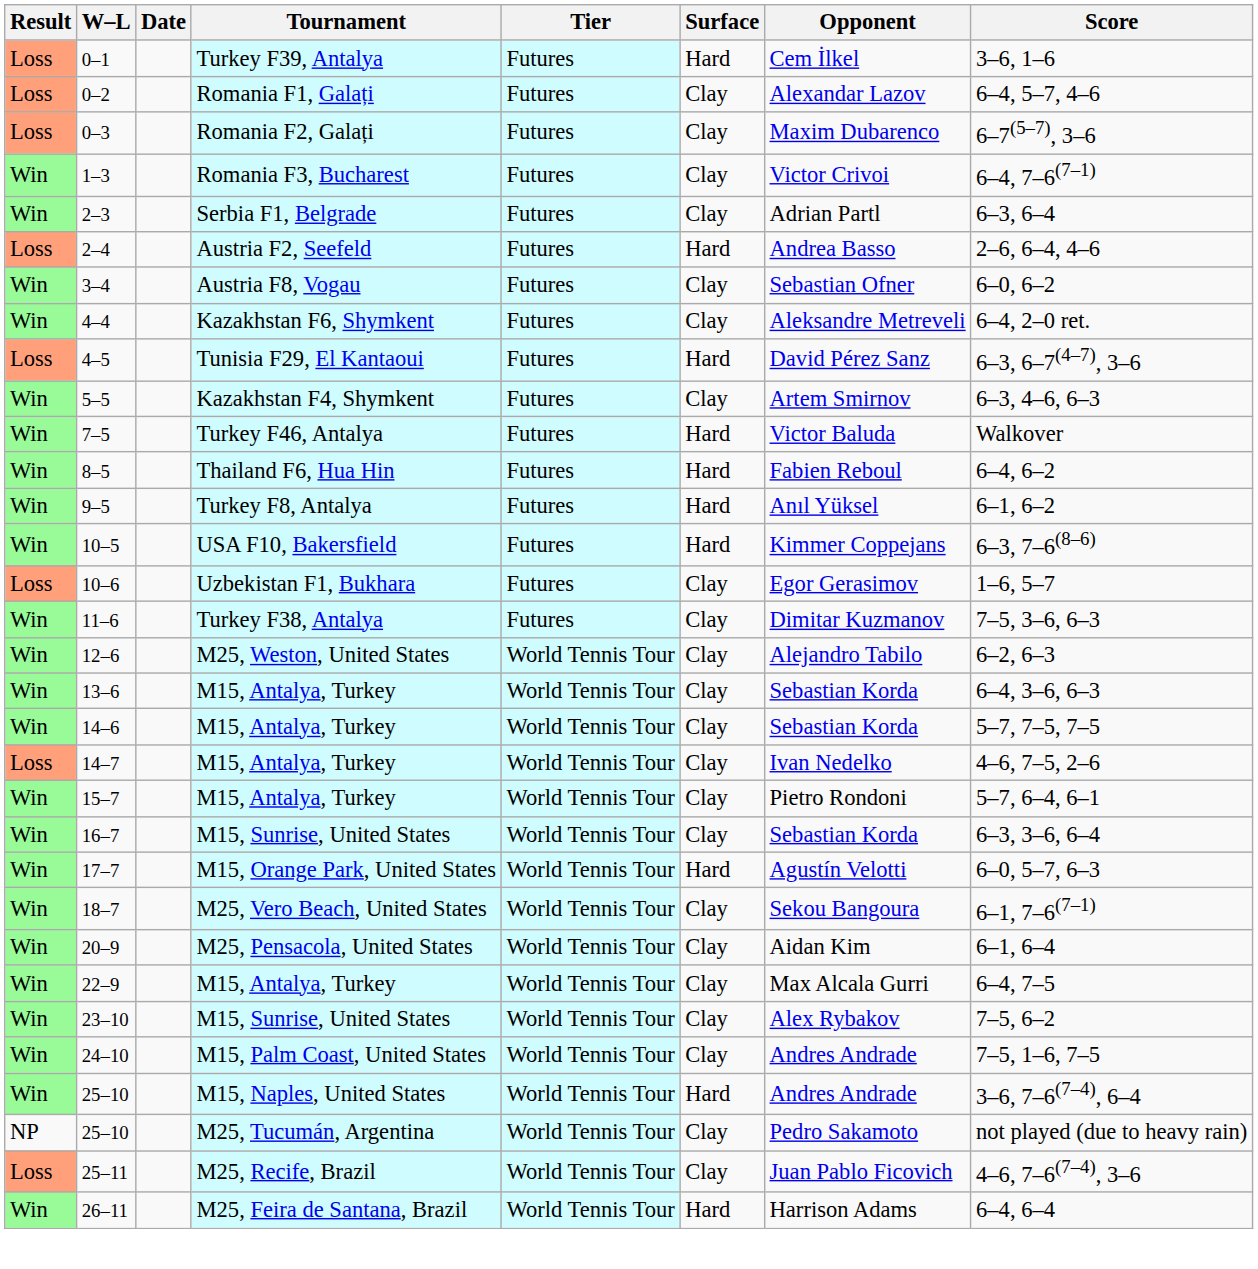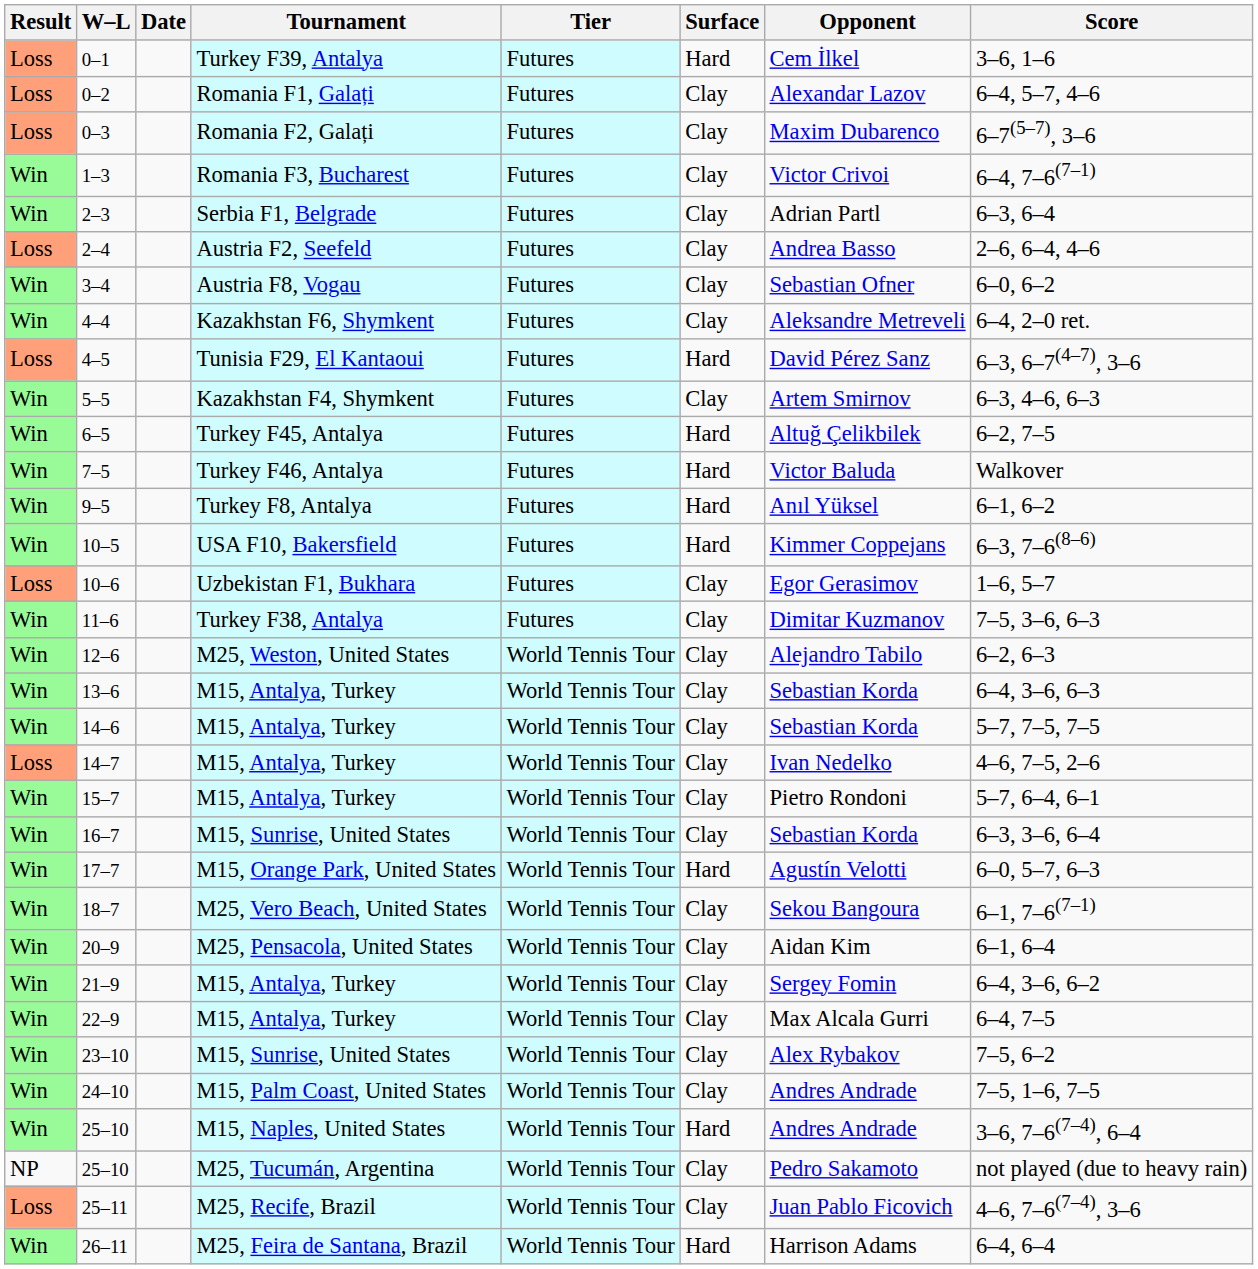(708, 249) Hard -> (707, 249) Clay
+ row: (96, 435)
- row: (96, 471)
+ row: (101, 984)
